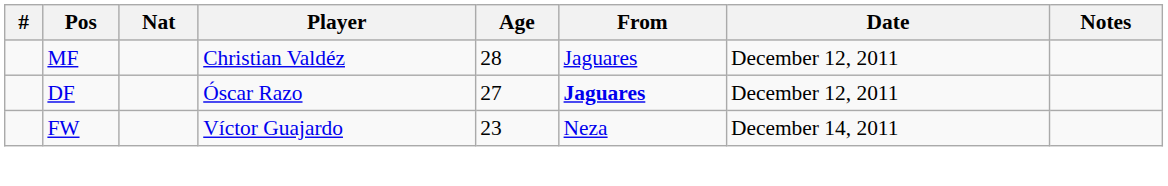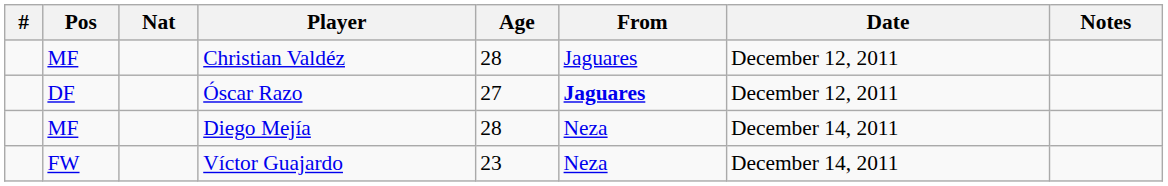+ row: (257, 128)
